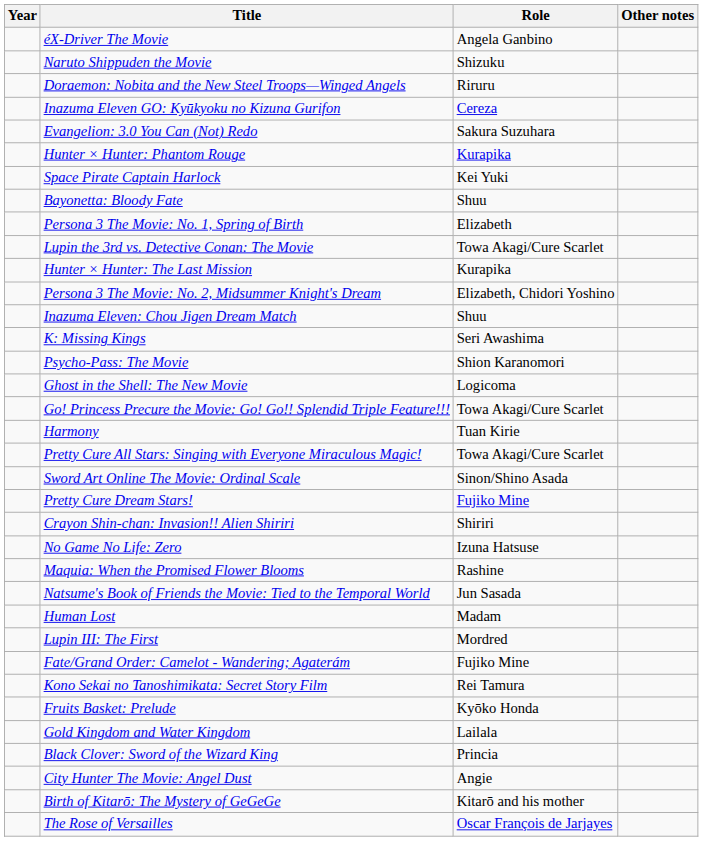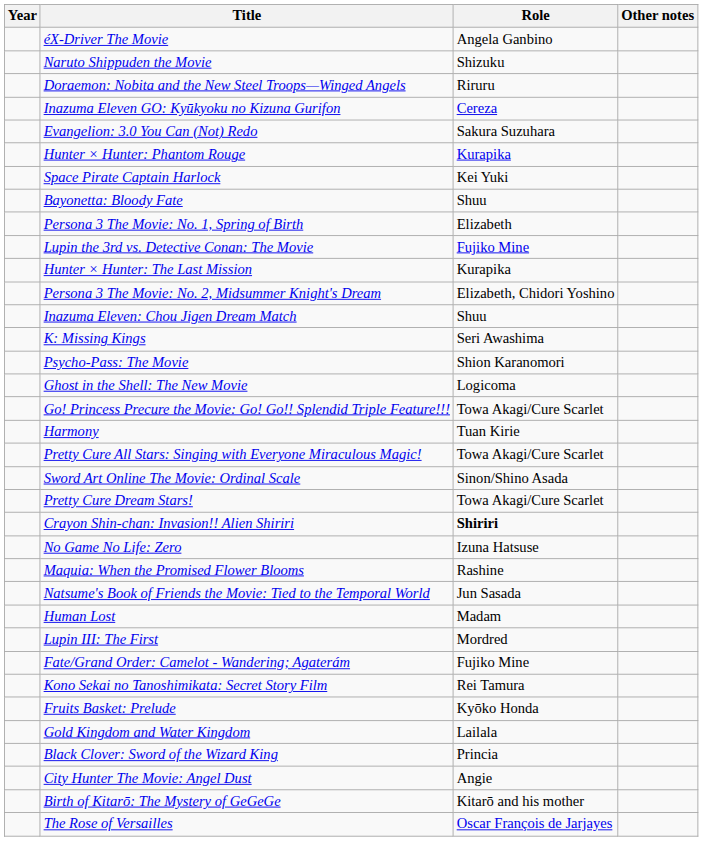(530, 246) Towa Akagi/Cure Scarlet -> (493, 246) Fujiko Mine
(493, 500) Fujiko Mine -> (530, 500) Towa Akagi/Cure Scarlet
(475, 524) normal -> (477, 524) bold
